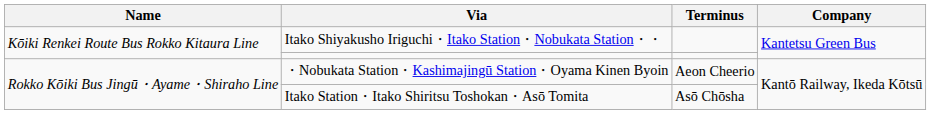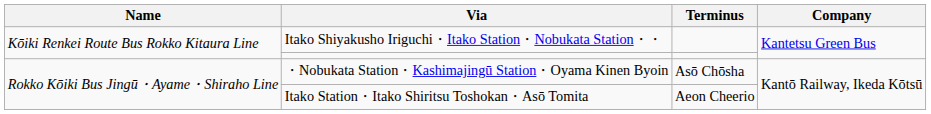(715, 71) Aeon Cheerio -> (710, 71) Asō Chōsha
(710, 96) Asō Chōsha -> (715, 96) Aeon Cheerio
